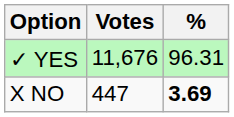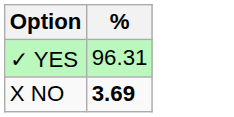- column: (125, 22)
